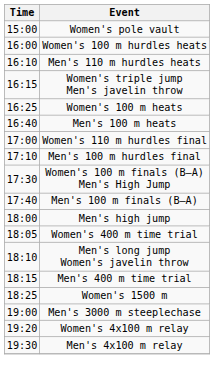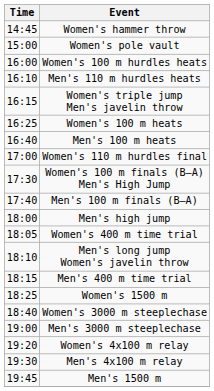+ row: (125, 29)
- row: (125, 157)
+ row: (125, 312)
+ row: (125, 378)
